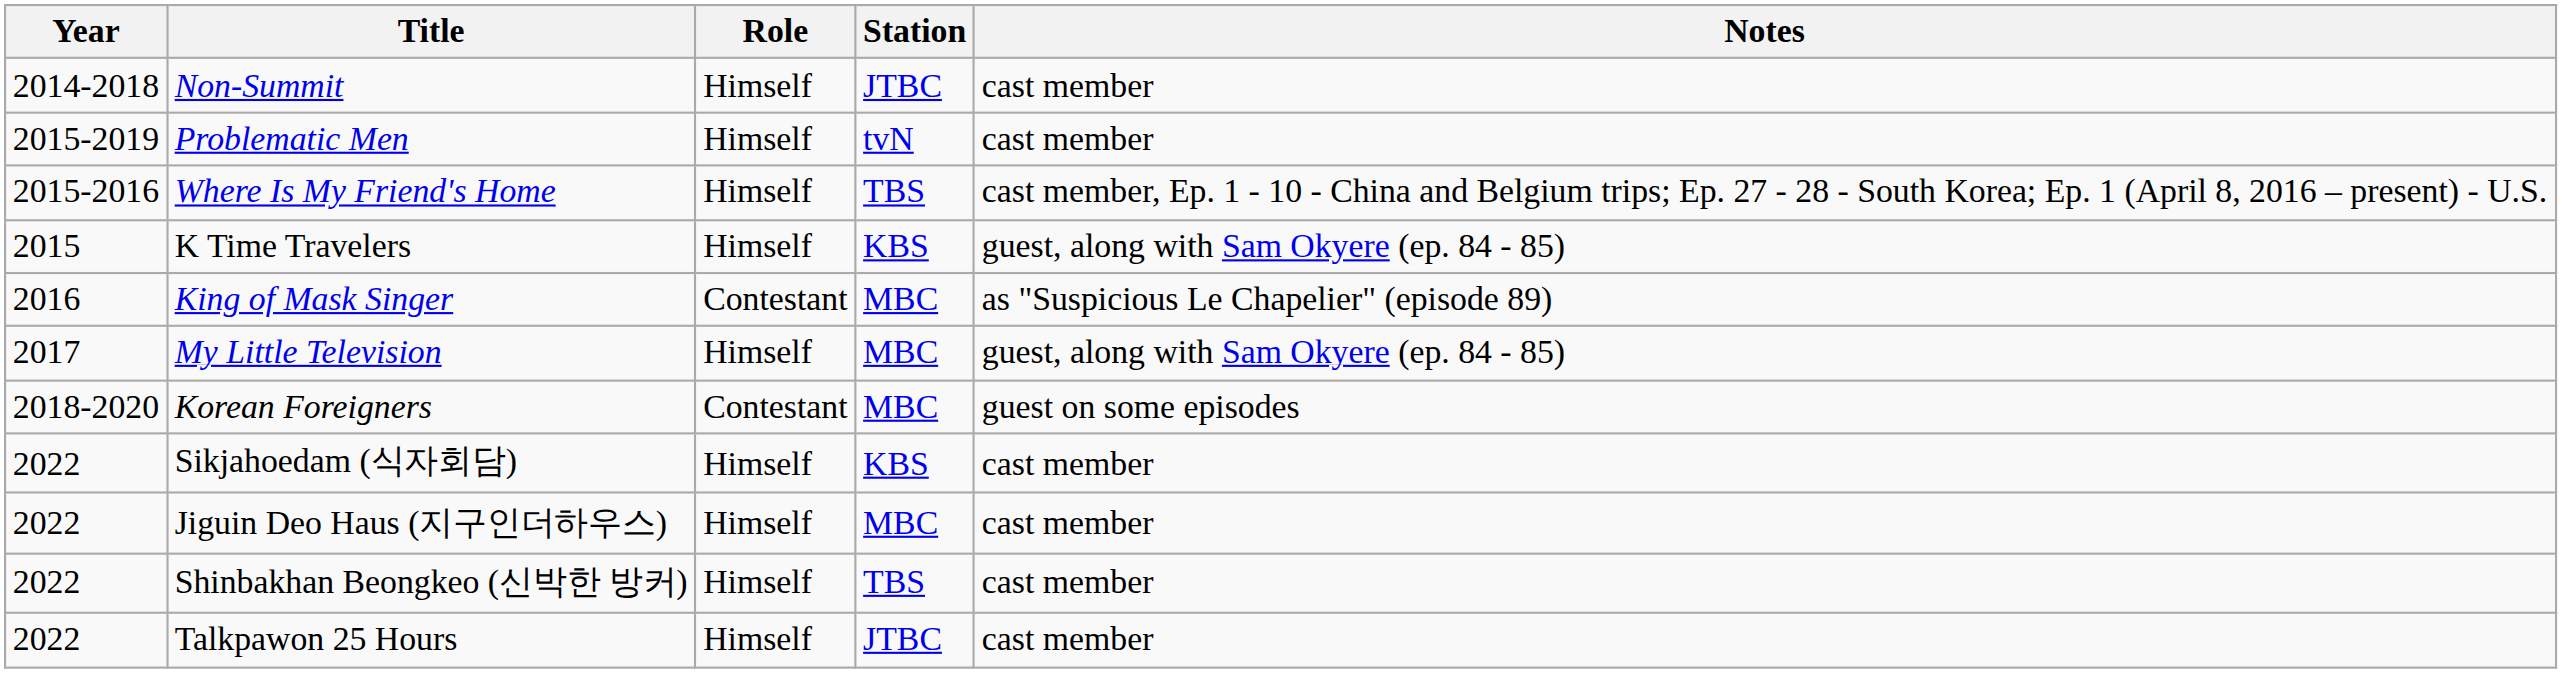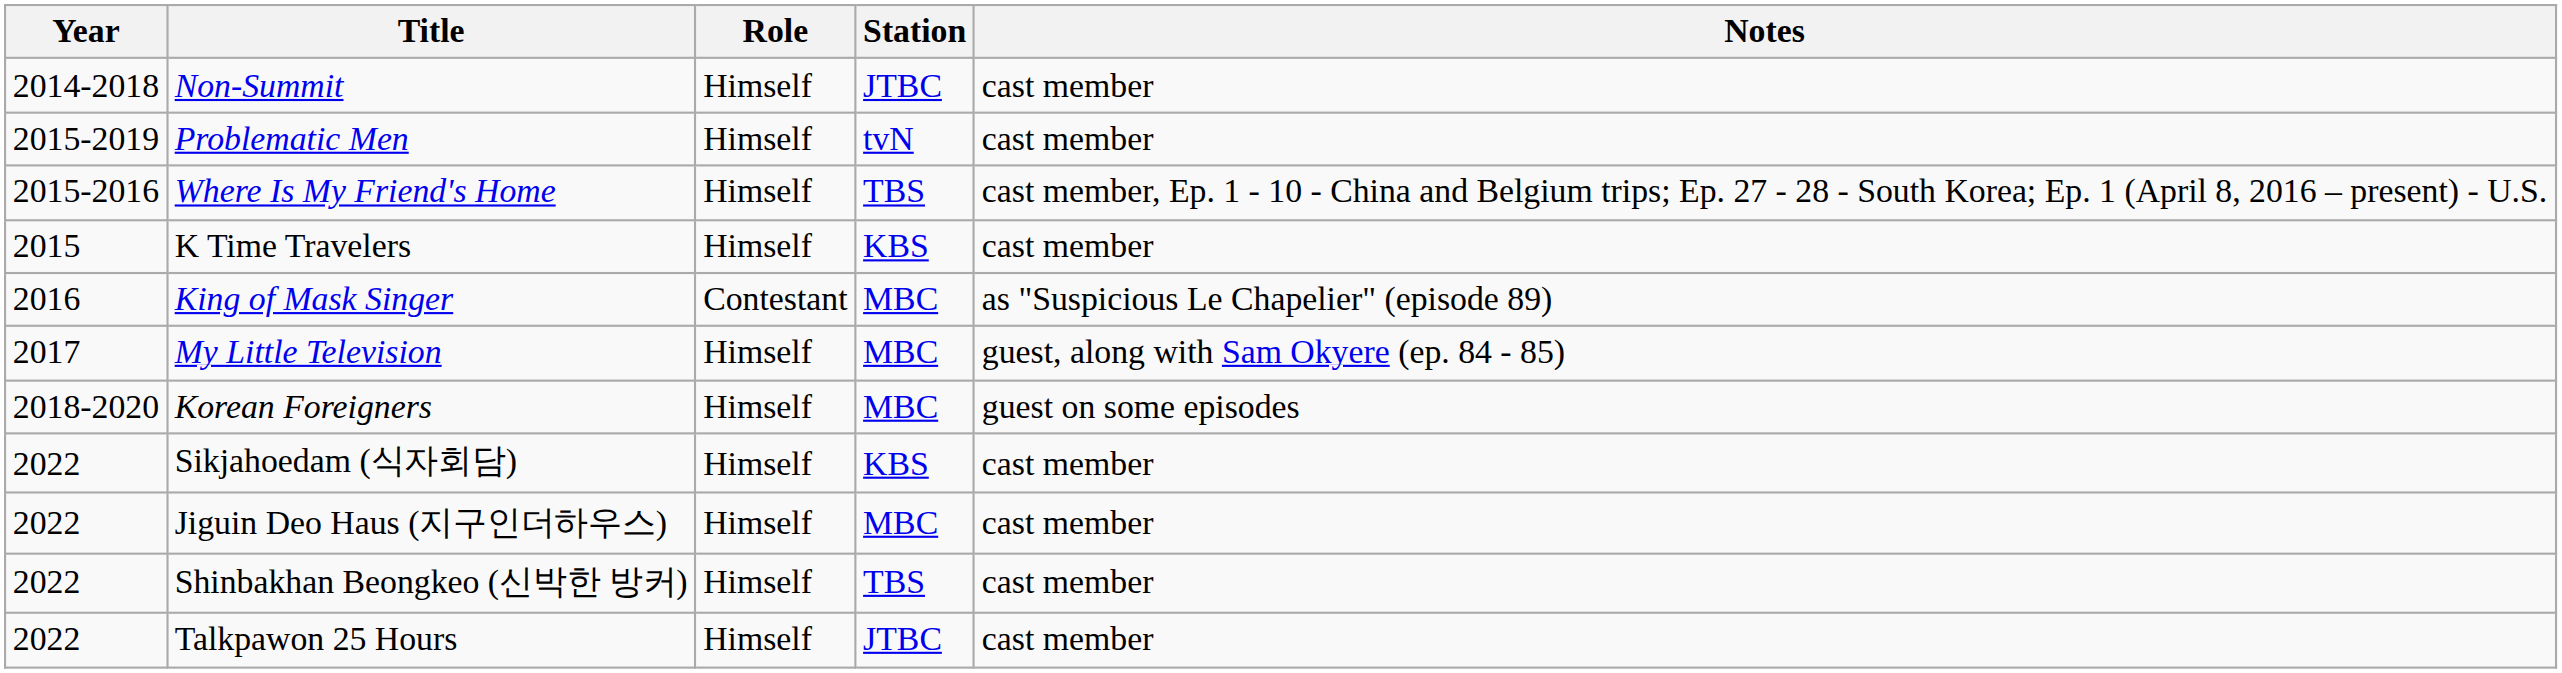(1273, 245) guest, along with Sam Okyere (ep. 84 - 85) -> (1068, 245) cast member
(775, 406) Contestant -> (758, 406) Himself
